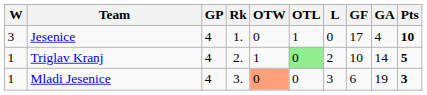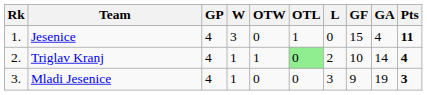columns swapped: (238, 15) <-> (16, 15)
(356, 36) 17 -> (356, 36) 15
(408, 36) 10 -> (407, 36) 11
(404, 57) 5 -> (404, 57) 4
(256, 79) lightsalmon background -> (256, 79) no background
(353, 79) 6 -> (353, 79) 9
